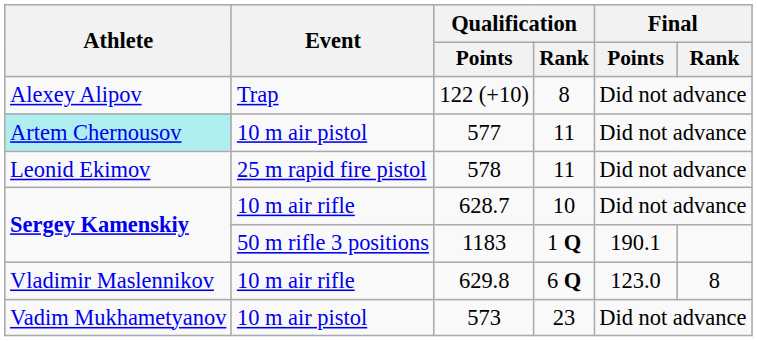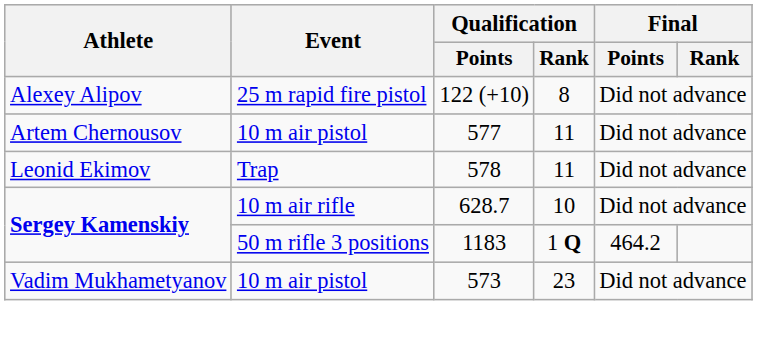(258, 95) Trap -> (332, 95) 25 m rapid fire pistol
(96, 132) paleturquoise background -> (96, 132) no background
(332, 169) 25 m rapid fire pistol -> (258, 169) Trap
(636, 243) 190.1 -> (636, 243) 464.2
- row: (484, 280)
